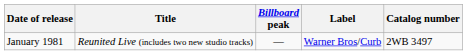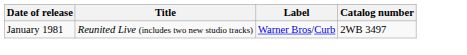- column: (278, 18)
